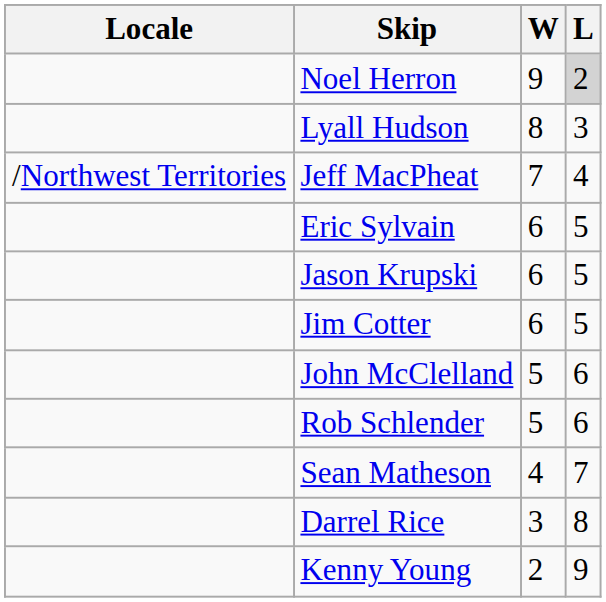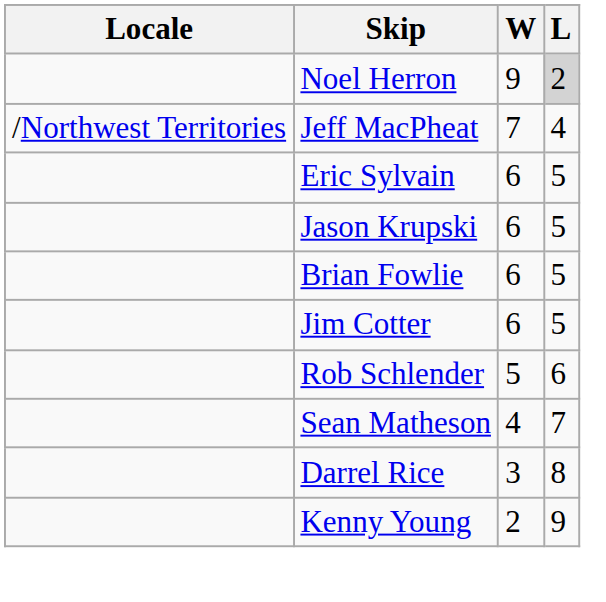- row: (384, 127)
+ row: (382, 275)
- row: (407, 373)
